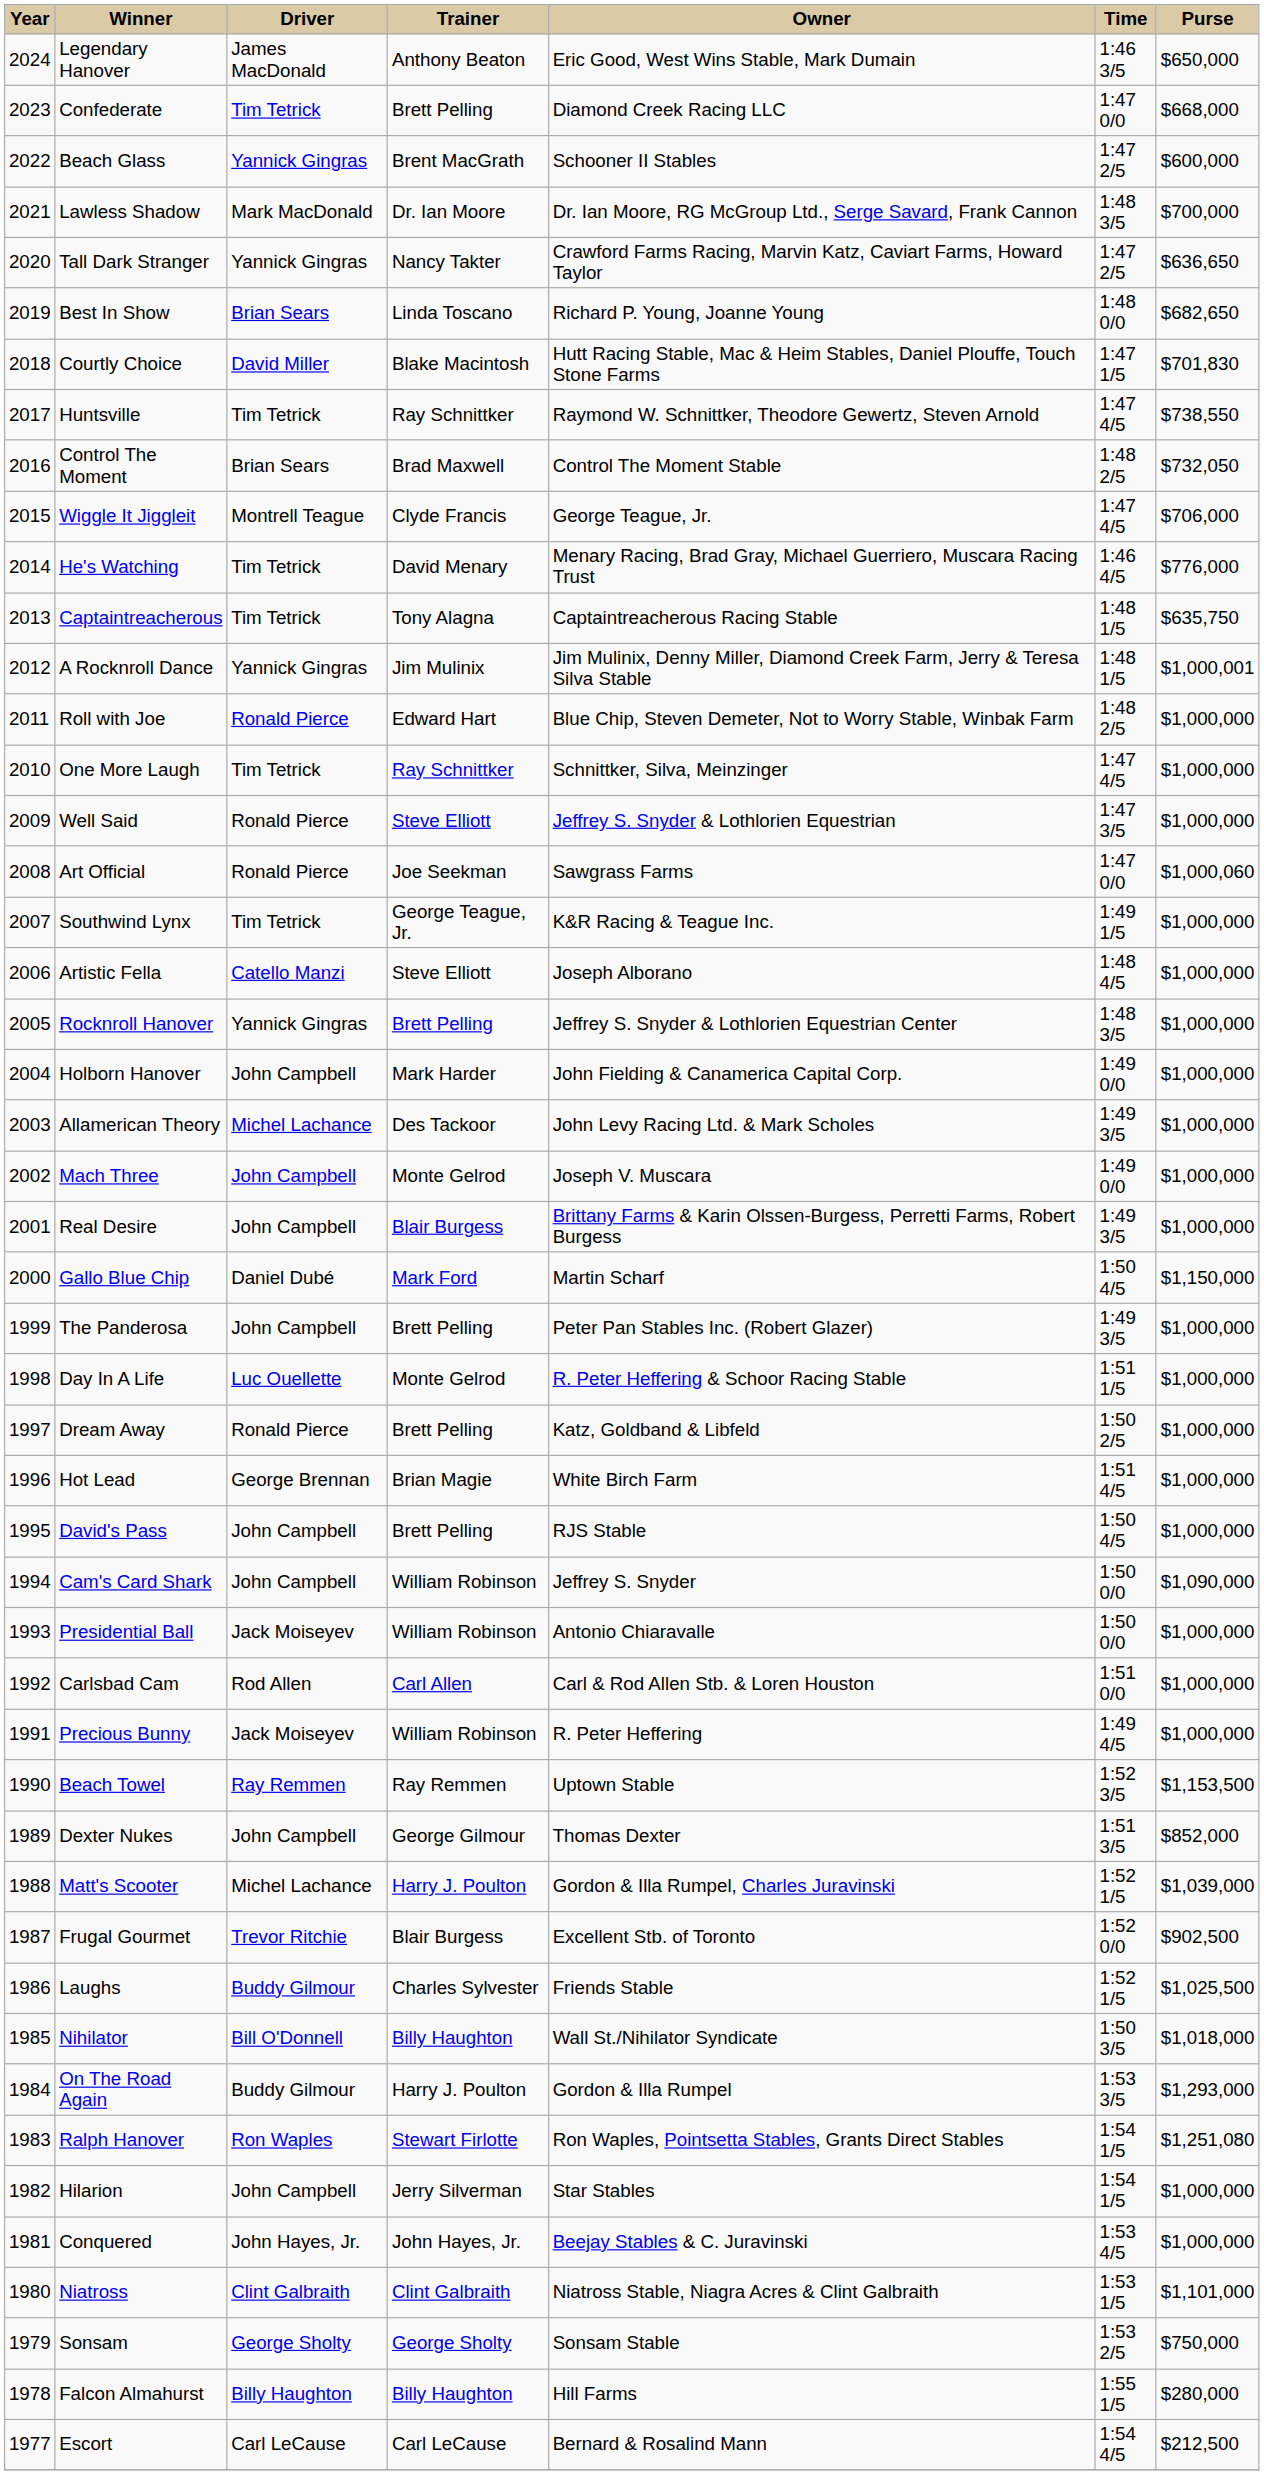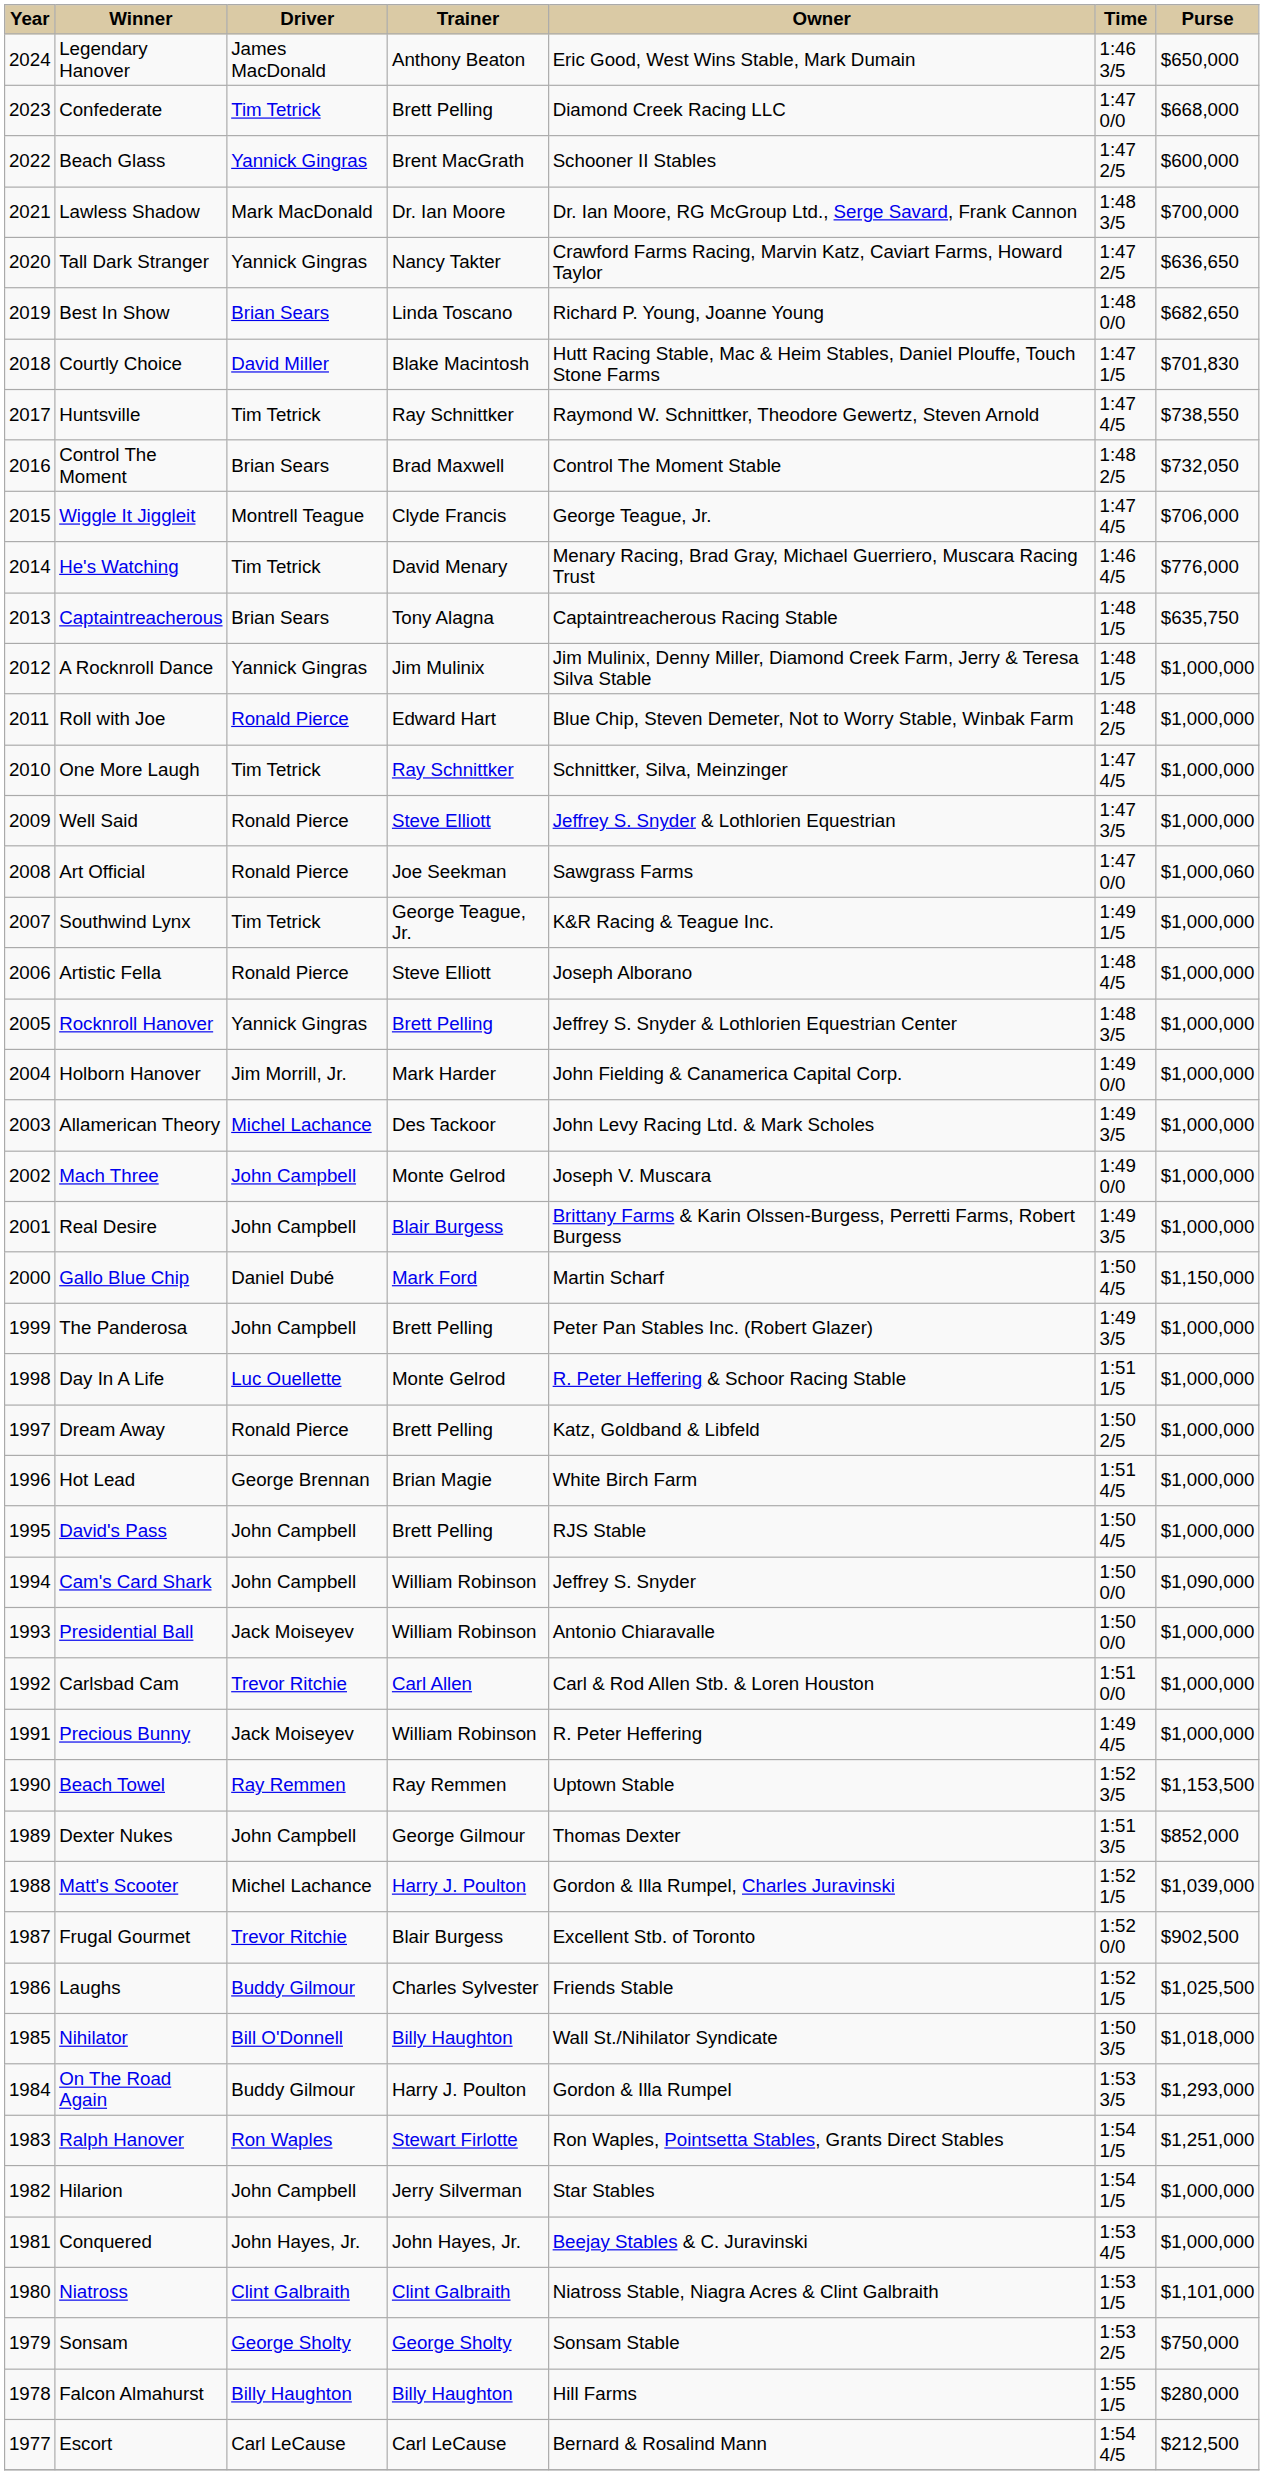(276, 617) Tim Tetrick -> (280, 617) Brian Sears
(1208, 668) $1,000,001 -> (1208, 668) $1,000,000
(288, 973) Catello Manzi -> (290, 973) Ronald Pierce
(294, 1074) John Campbell -> (289, 1074) Jim Morrill, Jr.
(271, 1683) Rod Allen -> (289, 1683) Trevor Ritchie
(1208, 2140) $1,251,080 -> (1208, 2140) $1,251,000
